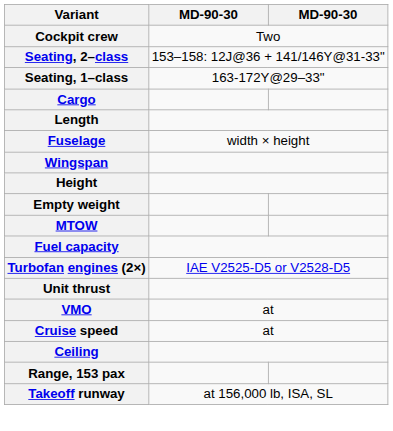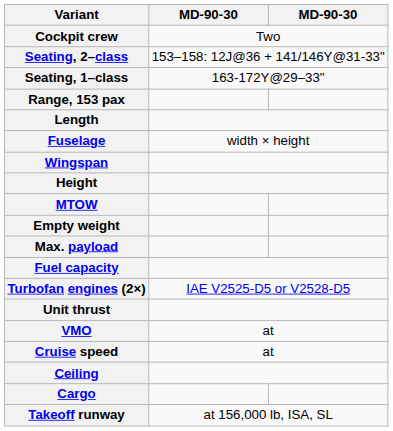rows swapped: (77, 99) <-> (77, 373)
rows swapped: (77, 225) <-> (77, 204)
+ row: (77, 246)
